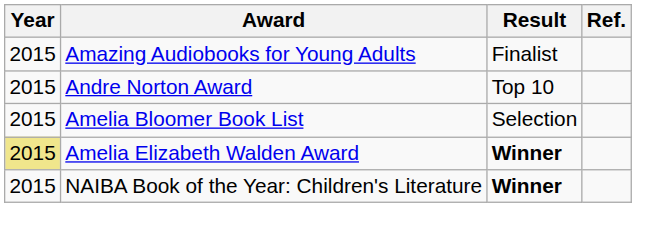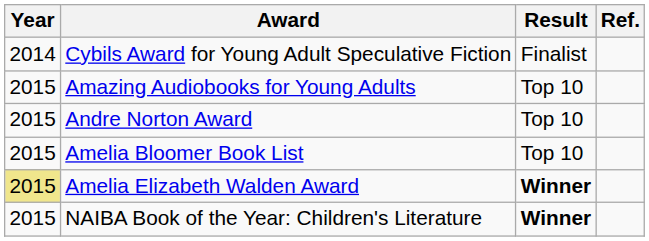+ row: (288, 53)
(525, 53) Finalist -> (552, 86) Top 10
(534, 119) Selection -> (552, 152) Top 10
